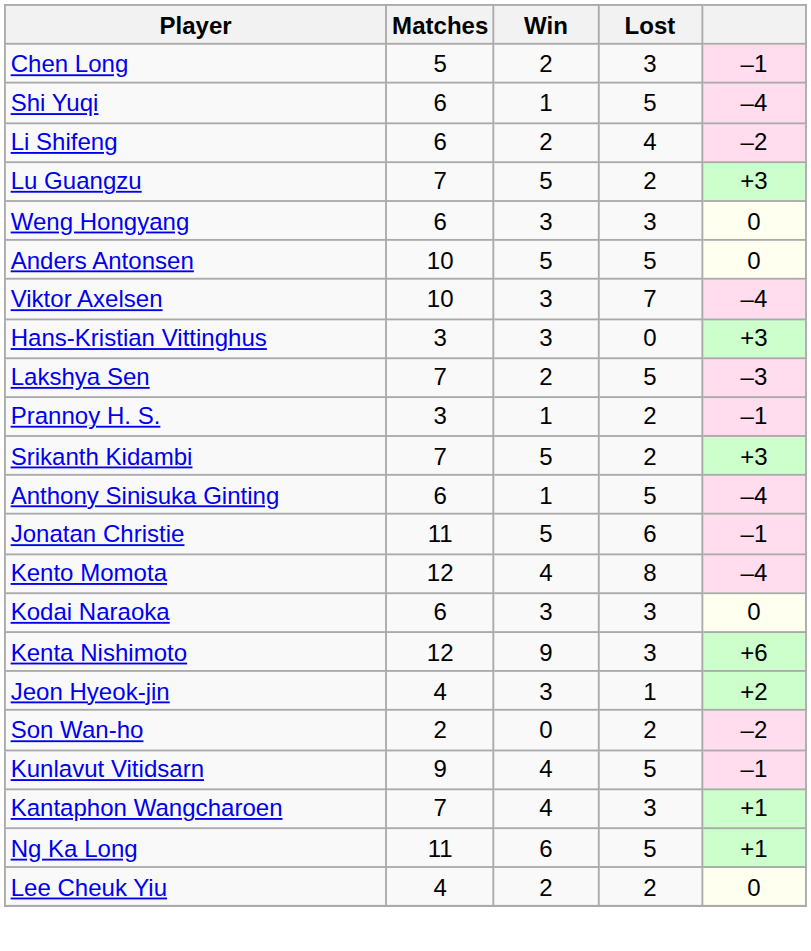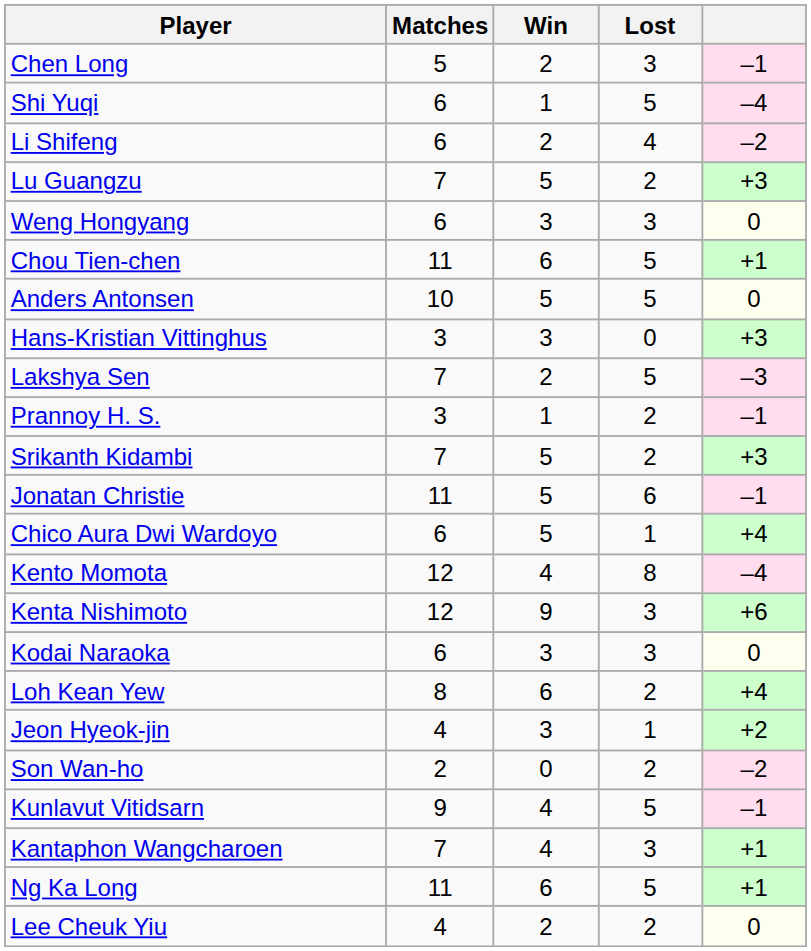+ row: (96, 260)
- row: (87, 299)
- row: (145, 495)
+ row: (144, 534)
rows swapped: (90, 612) <-> (99, 652)
+ row: (88, 691)
